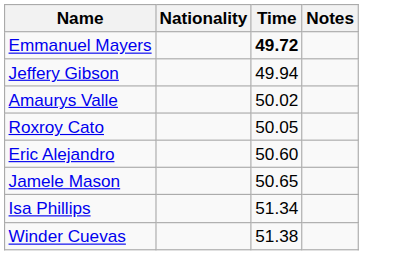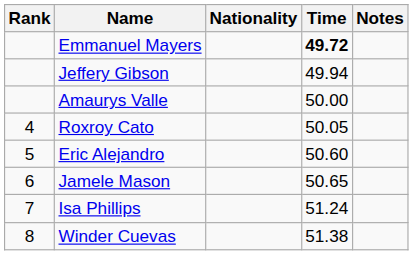+ column: (30, 18)
(277, 100) 50.02 -> (327, 100) 50.00
(277, 209) 51.34 -> (327, 209) 51.24
